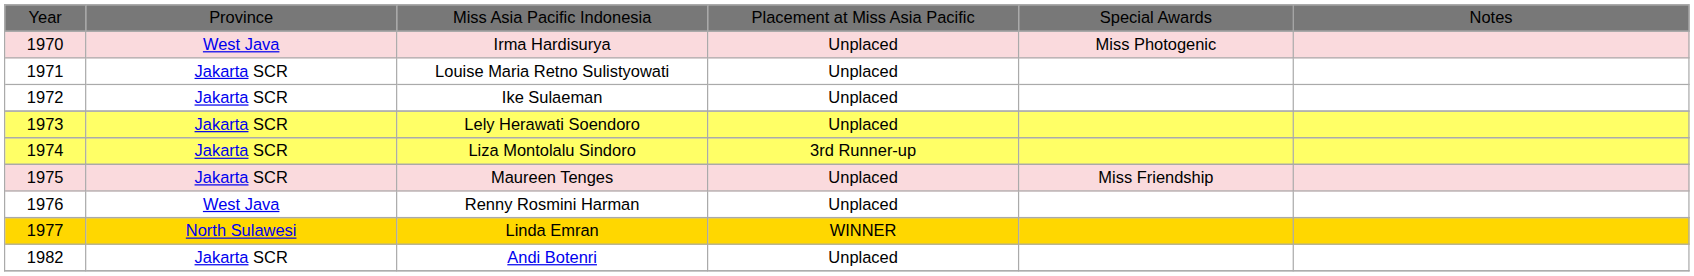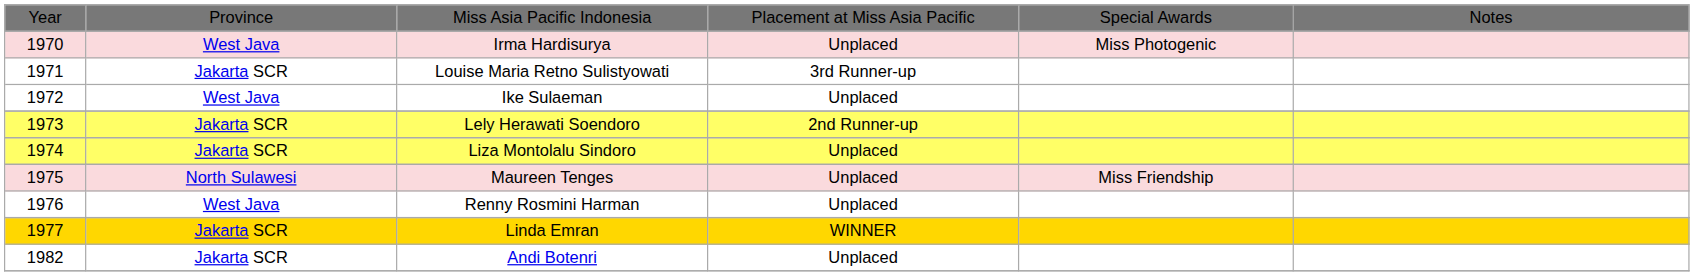(863, 71) Unplaced -> (863, 71) 3rd Runner-up
(241, 97) Jakarta SCR -> (241, 97) West Java
(863, 124) Unplaced -> (863, 124) 2nd Runner-up
(863, 151) 3rd Runner-up -> (863, 151) Unplaced
(241, 177) Jakarta SCR -> (241, 177) North Sulawesi
(241, 230) North Sulawesi -> (241, 230) Jakarta SCR
